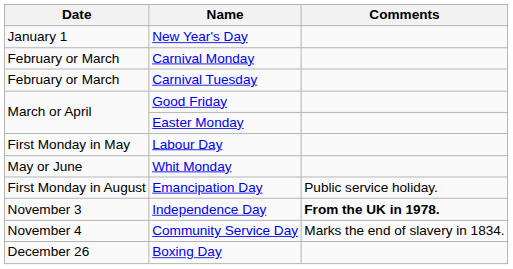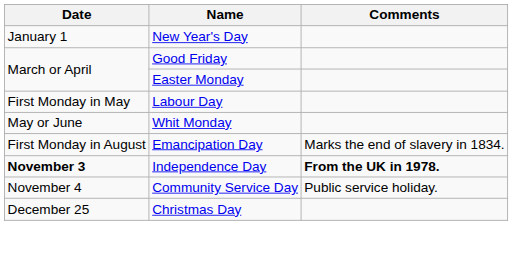- row: (203, 58)
- row: (205, 79)
(371, 187) Public service holiday. -> (404, 144) Marks the end of slavery in 1834.
(45, 209) normal -> (46, 166) bold
(404, 230) Marks the end of slavery in 1834. -> (371, 187) Public service holiday.
+ row: (197, 209)
- row: (187, 252)
